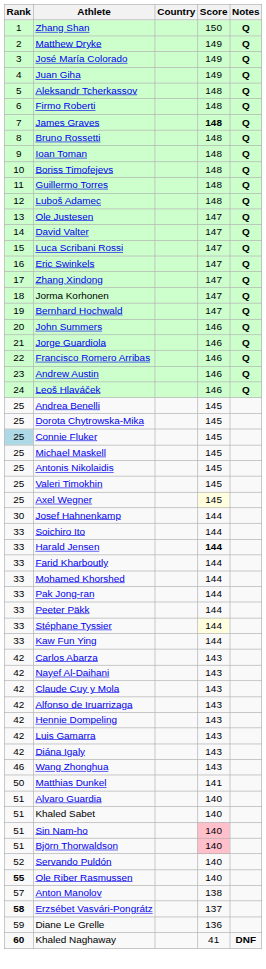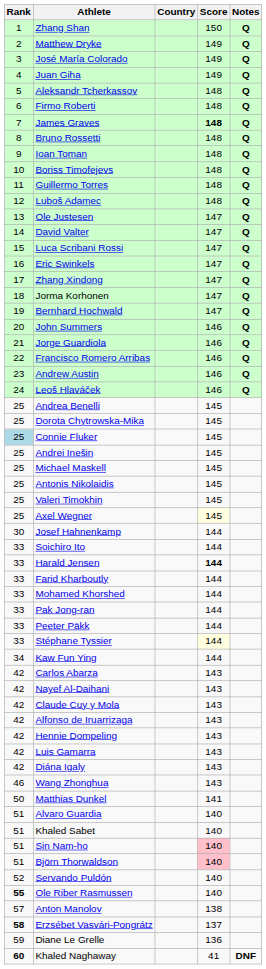+ row: (64, 452)
(19, 641) 33 -> (19, 657) 34
